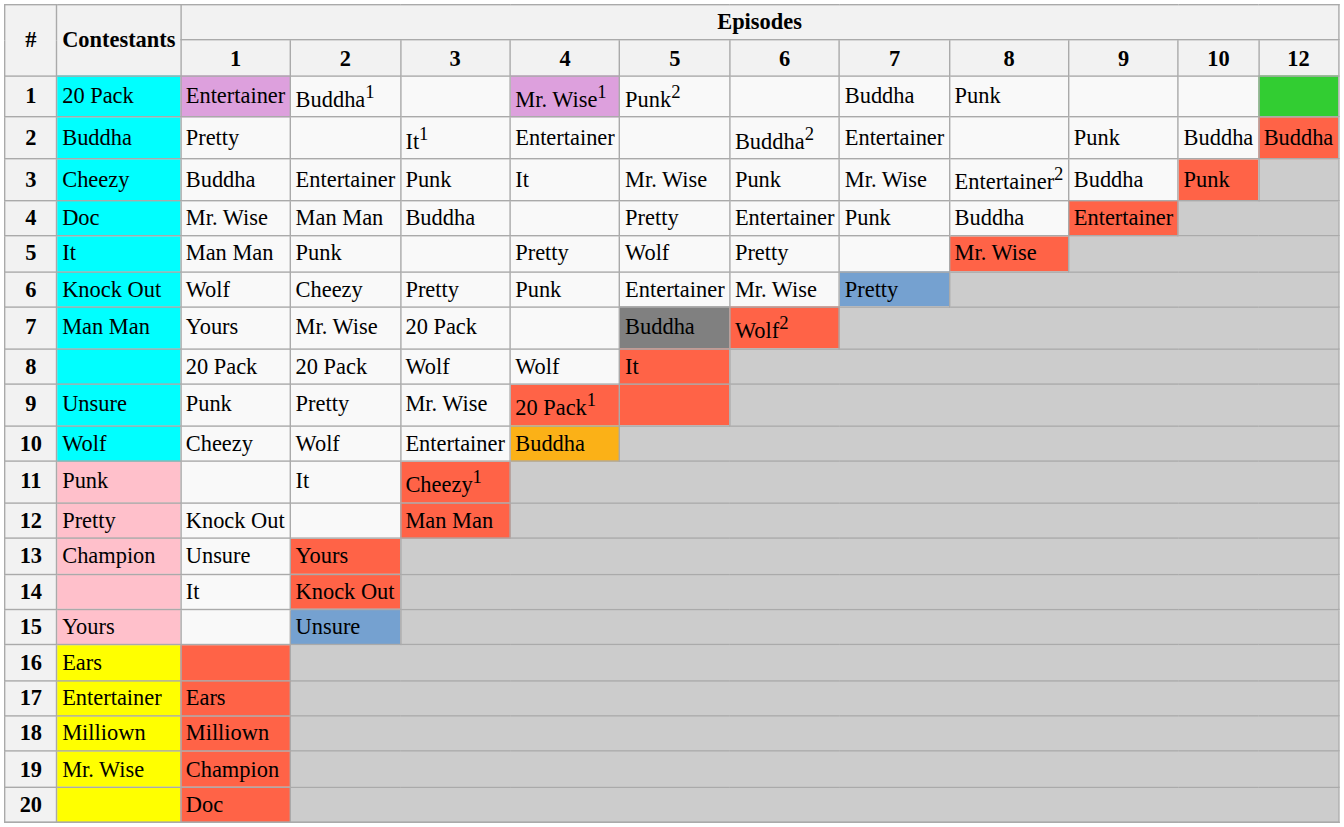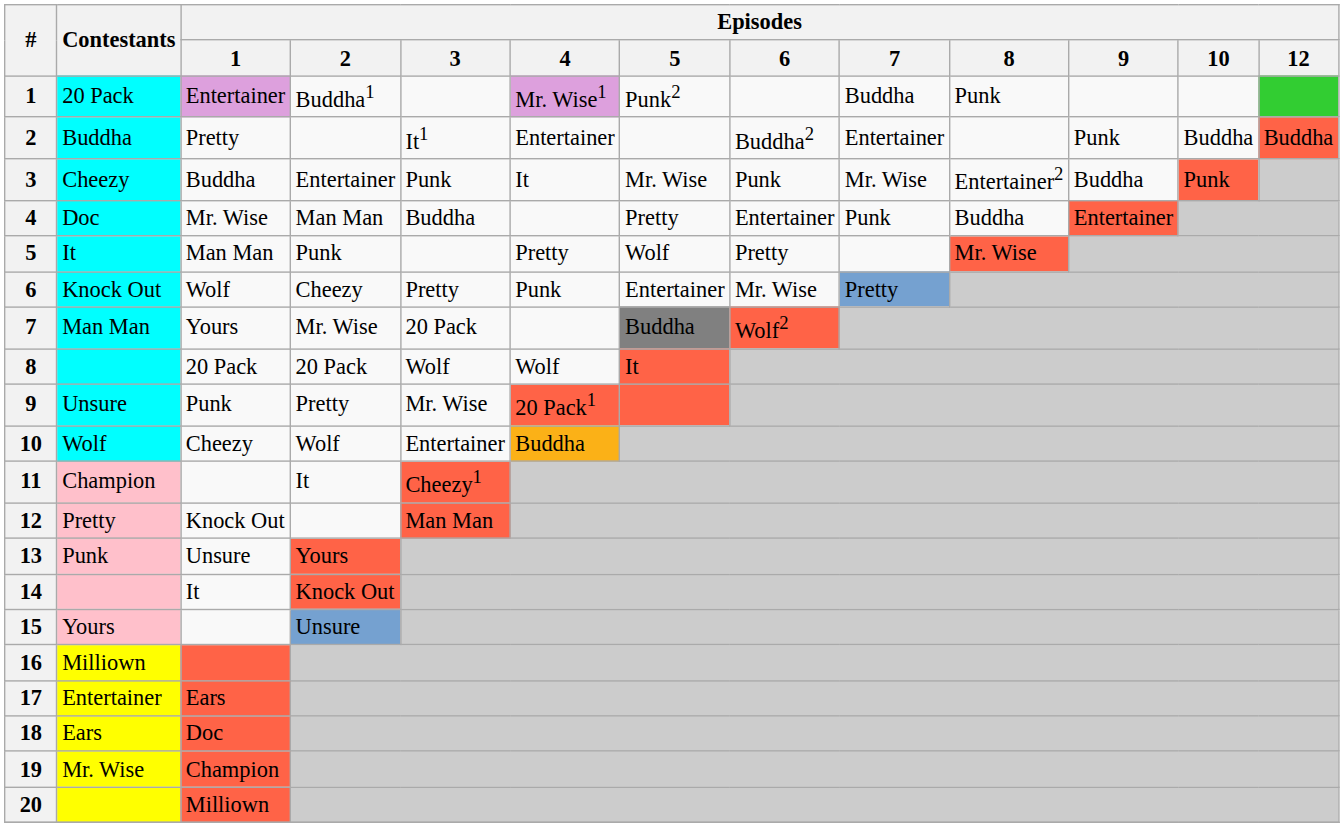(85, 481) Punk -> (109, 481) Champion
(109, 555) Champion -> (85, 555) Punk
(82, 662) Ears -> (104, 662) Milliown
(104, 733) Milliown -> (82, 733) Ears
(227, 733) Milliown -> (204, 733) Doc
(204, 804) Doc -> (227, 804) Milliown
